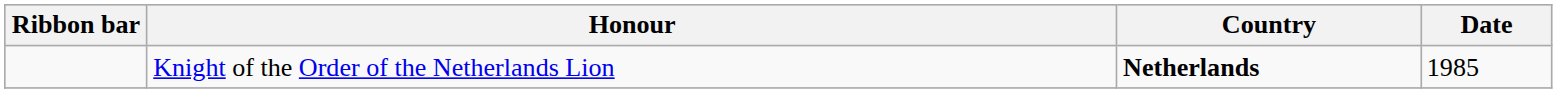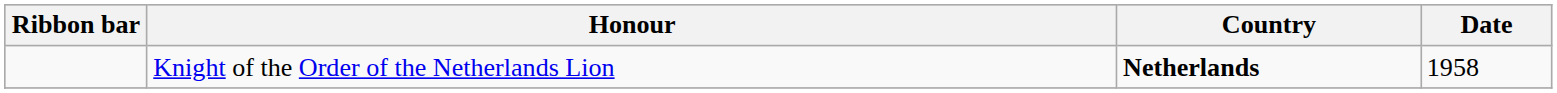(1453, 66) 1985 -> (1453, 66) 1958
